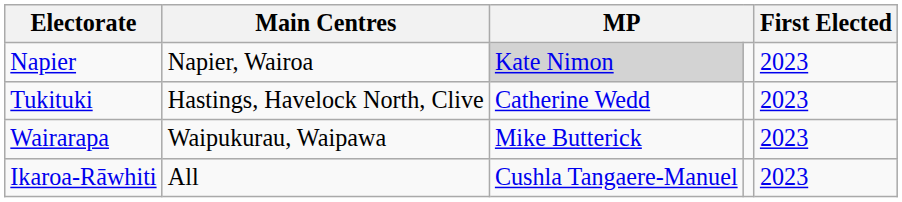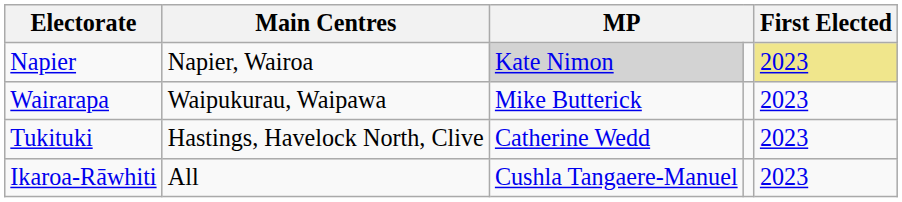(784, 61) no background -> (784, 61) khaki background
rows swapped: (52, 100) <-> (60, 138)
